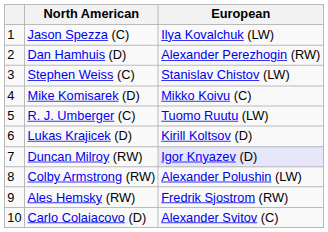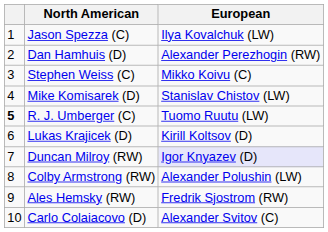(225, 75) Stanislav Chistov (LW) -> (206, 75) Mikko Koivu (C)
(206, 95) Mikko Koivu (C) -> (225, 95) Stanislav Chistov (LW)
(11, 116) normal -> (11, 116) bold
